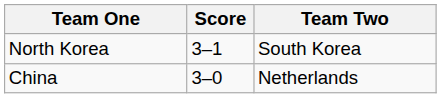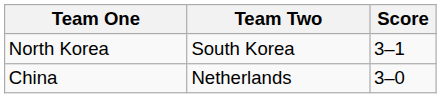columns swapped: (345, 19) <-> (220, 19)
